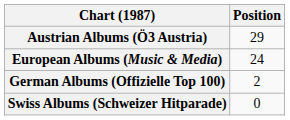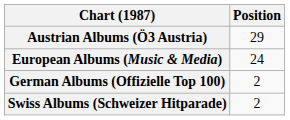(257, 103) 0 -> (257, 103) 2
